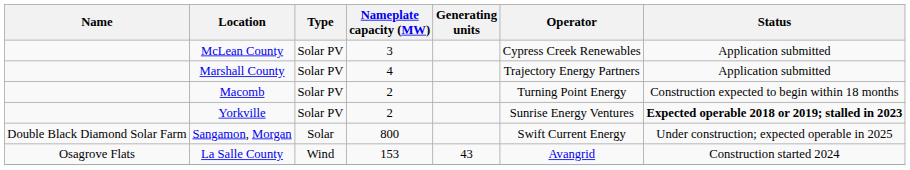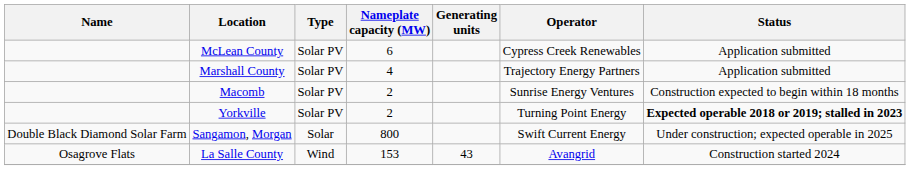(390, 50) 3 -> (390, 50) 6
(572, 92) Turning Point Energy -> (572, 92) Sunrise Energy Ventures
(572, 113) Sunrise Energy Ventures -> (572, 113) Turning Point Energy
